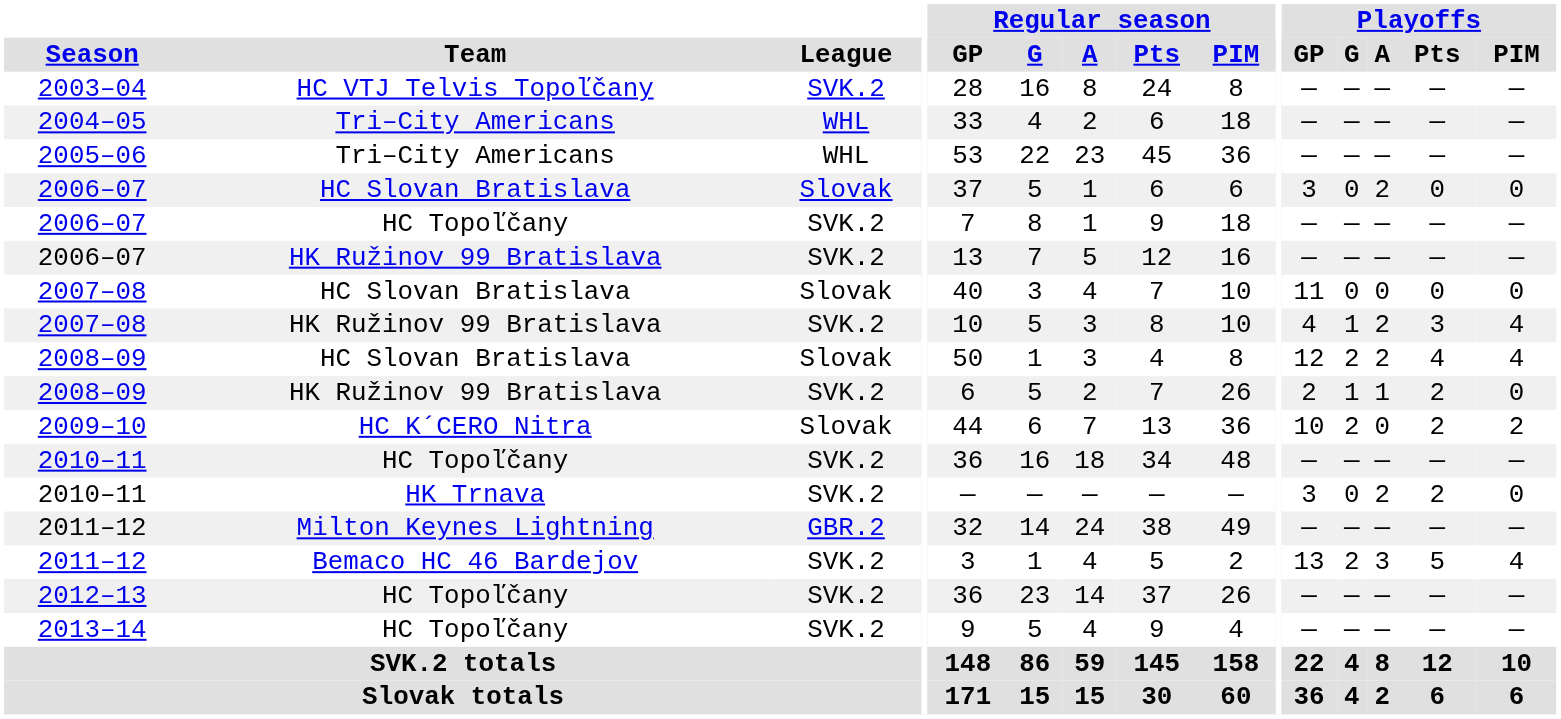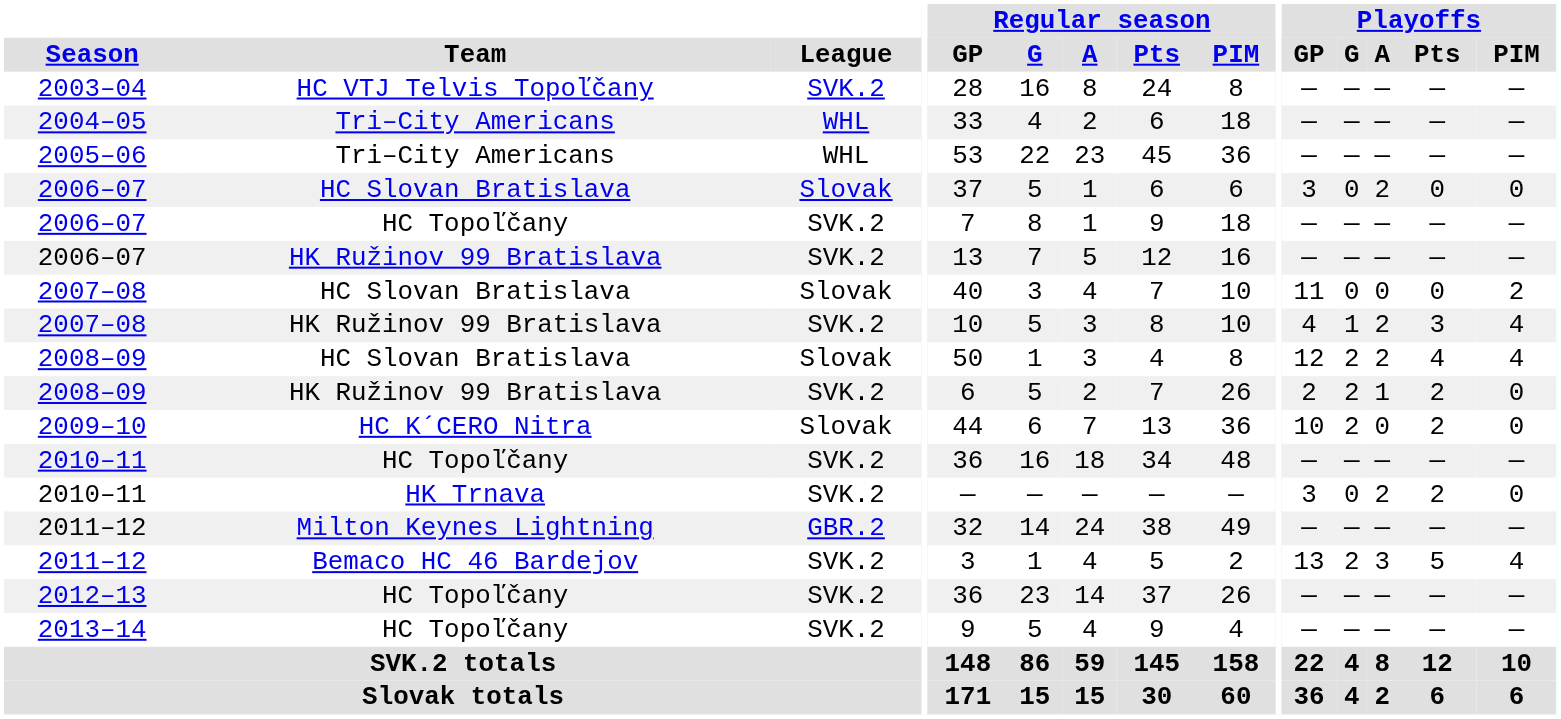(1517, 292) 0 -> (1517, 292) 2
(1352, 393) 1 -> (1352, 393) 2
(1517, 427) 2 -> (1517, 427) 0
